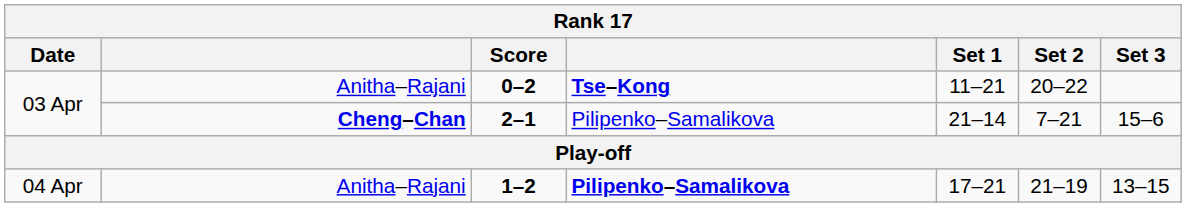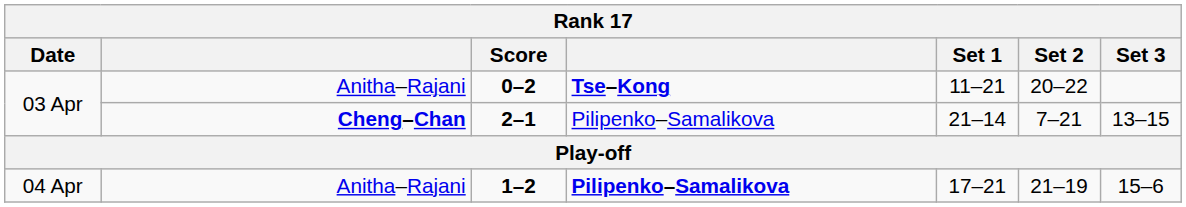(1141, 120) 15–6 -> (1141, 120) 13–15
(1141, 185) 13–15 -> (1141, 185) 15–6
